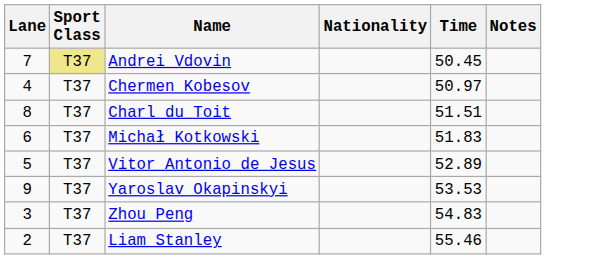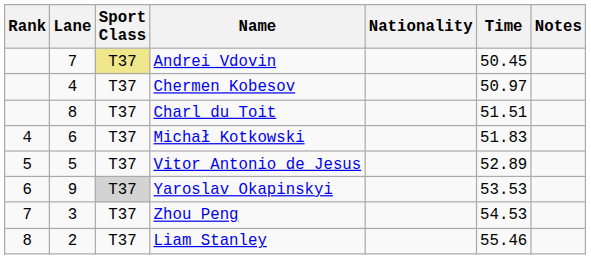+ column: (27, 26)
(77, 189) no background -> (122, 189) lightgrey background
(458, 215) 54.83 -> (504, 215) 54.53
